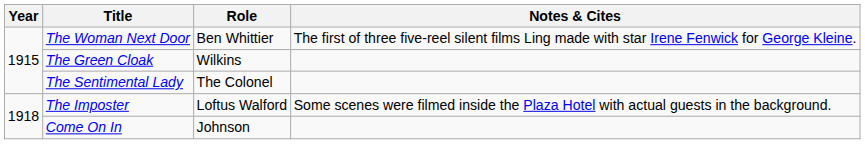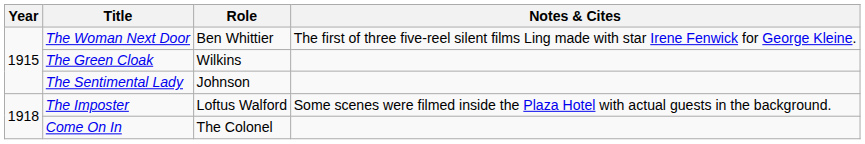(235, 83) The Colonel -> (223, 83) Johnson
(223, 128) Johnson -> (235, 128) The Colonel
